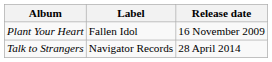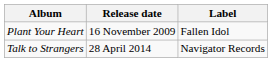columns swapped: (222, 13) <-> (131, 13)
